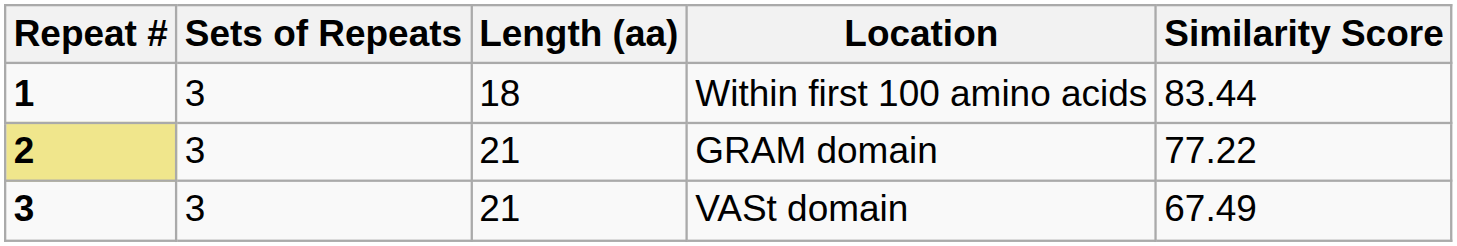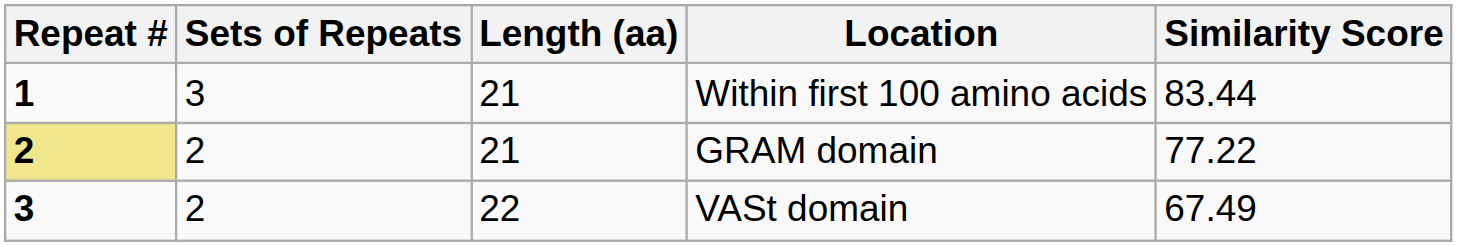(500, 92) 18 -> (500, 92) 21
(195, 151) 3 -> (195, 151) 2
(195, 209) 3 -> (195, 209) 2
(500, 209) 21 -> (500, 209) 22
